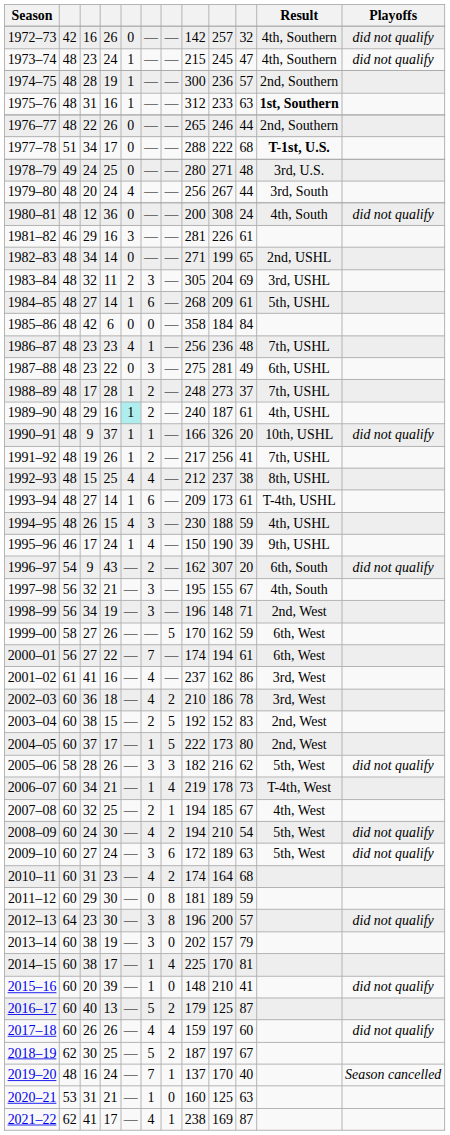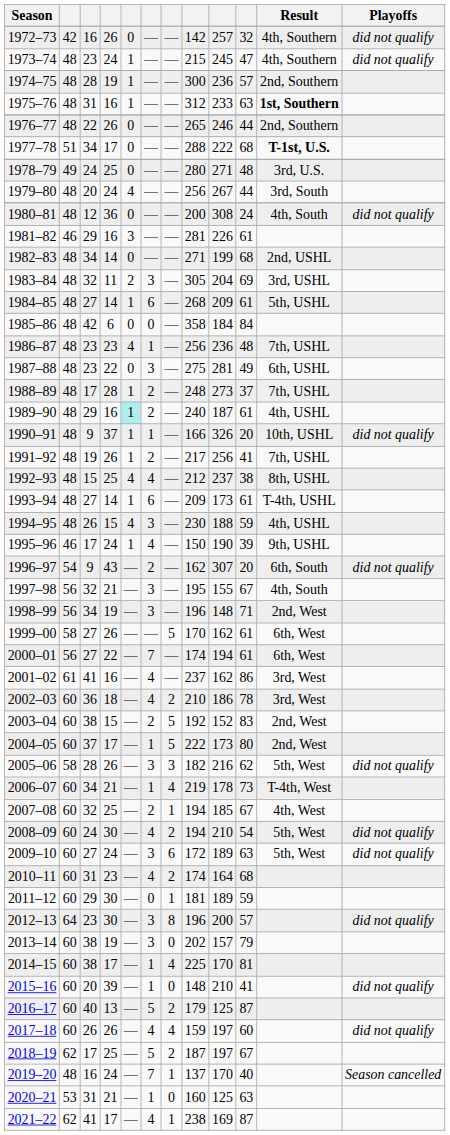(246, 258) 65 -> (246, 258) 68
(246, 633) 59 -> (246, 633) 61
(171, 898) 8 -> (171, 898) 1
(90, 1053) 30 -> (90, 1053) 17
